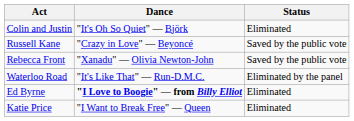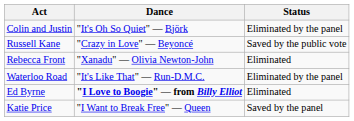(269, 28) Eliminated -> (295, 28) Eliminated by the panel
(297, 60) Saved by the public vote -> (269, 60) Eliminated
(269, 108) Eliminated -> (285, 108) Saved by the panel
